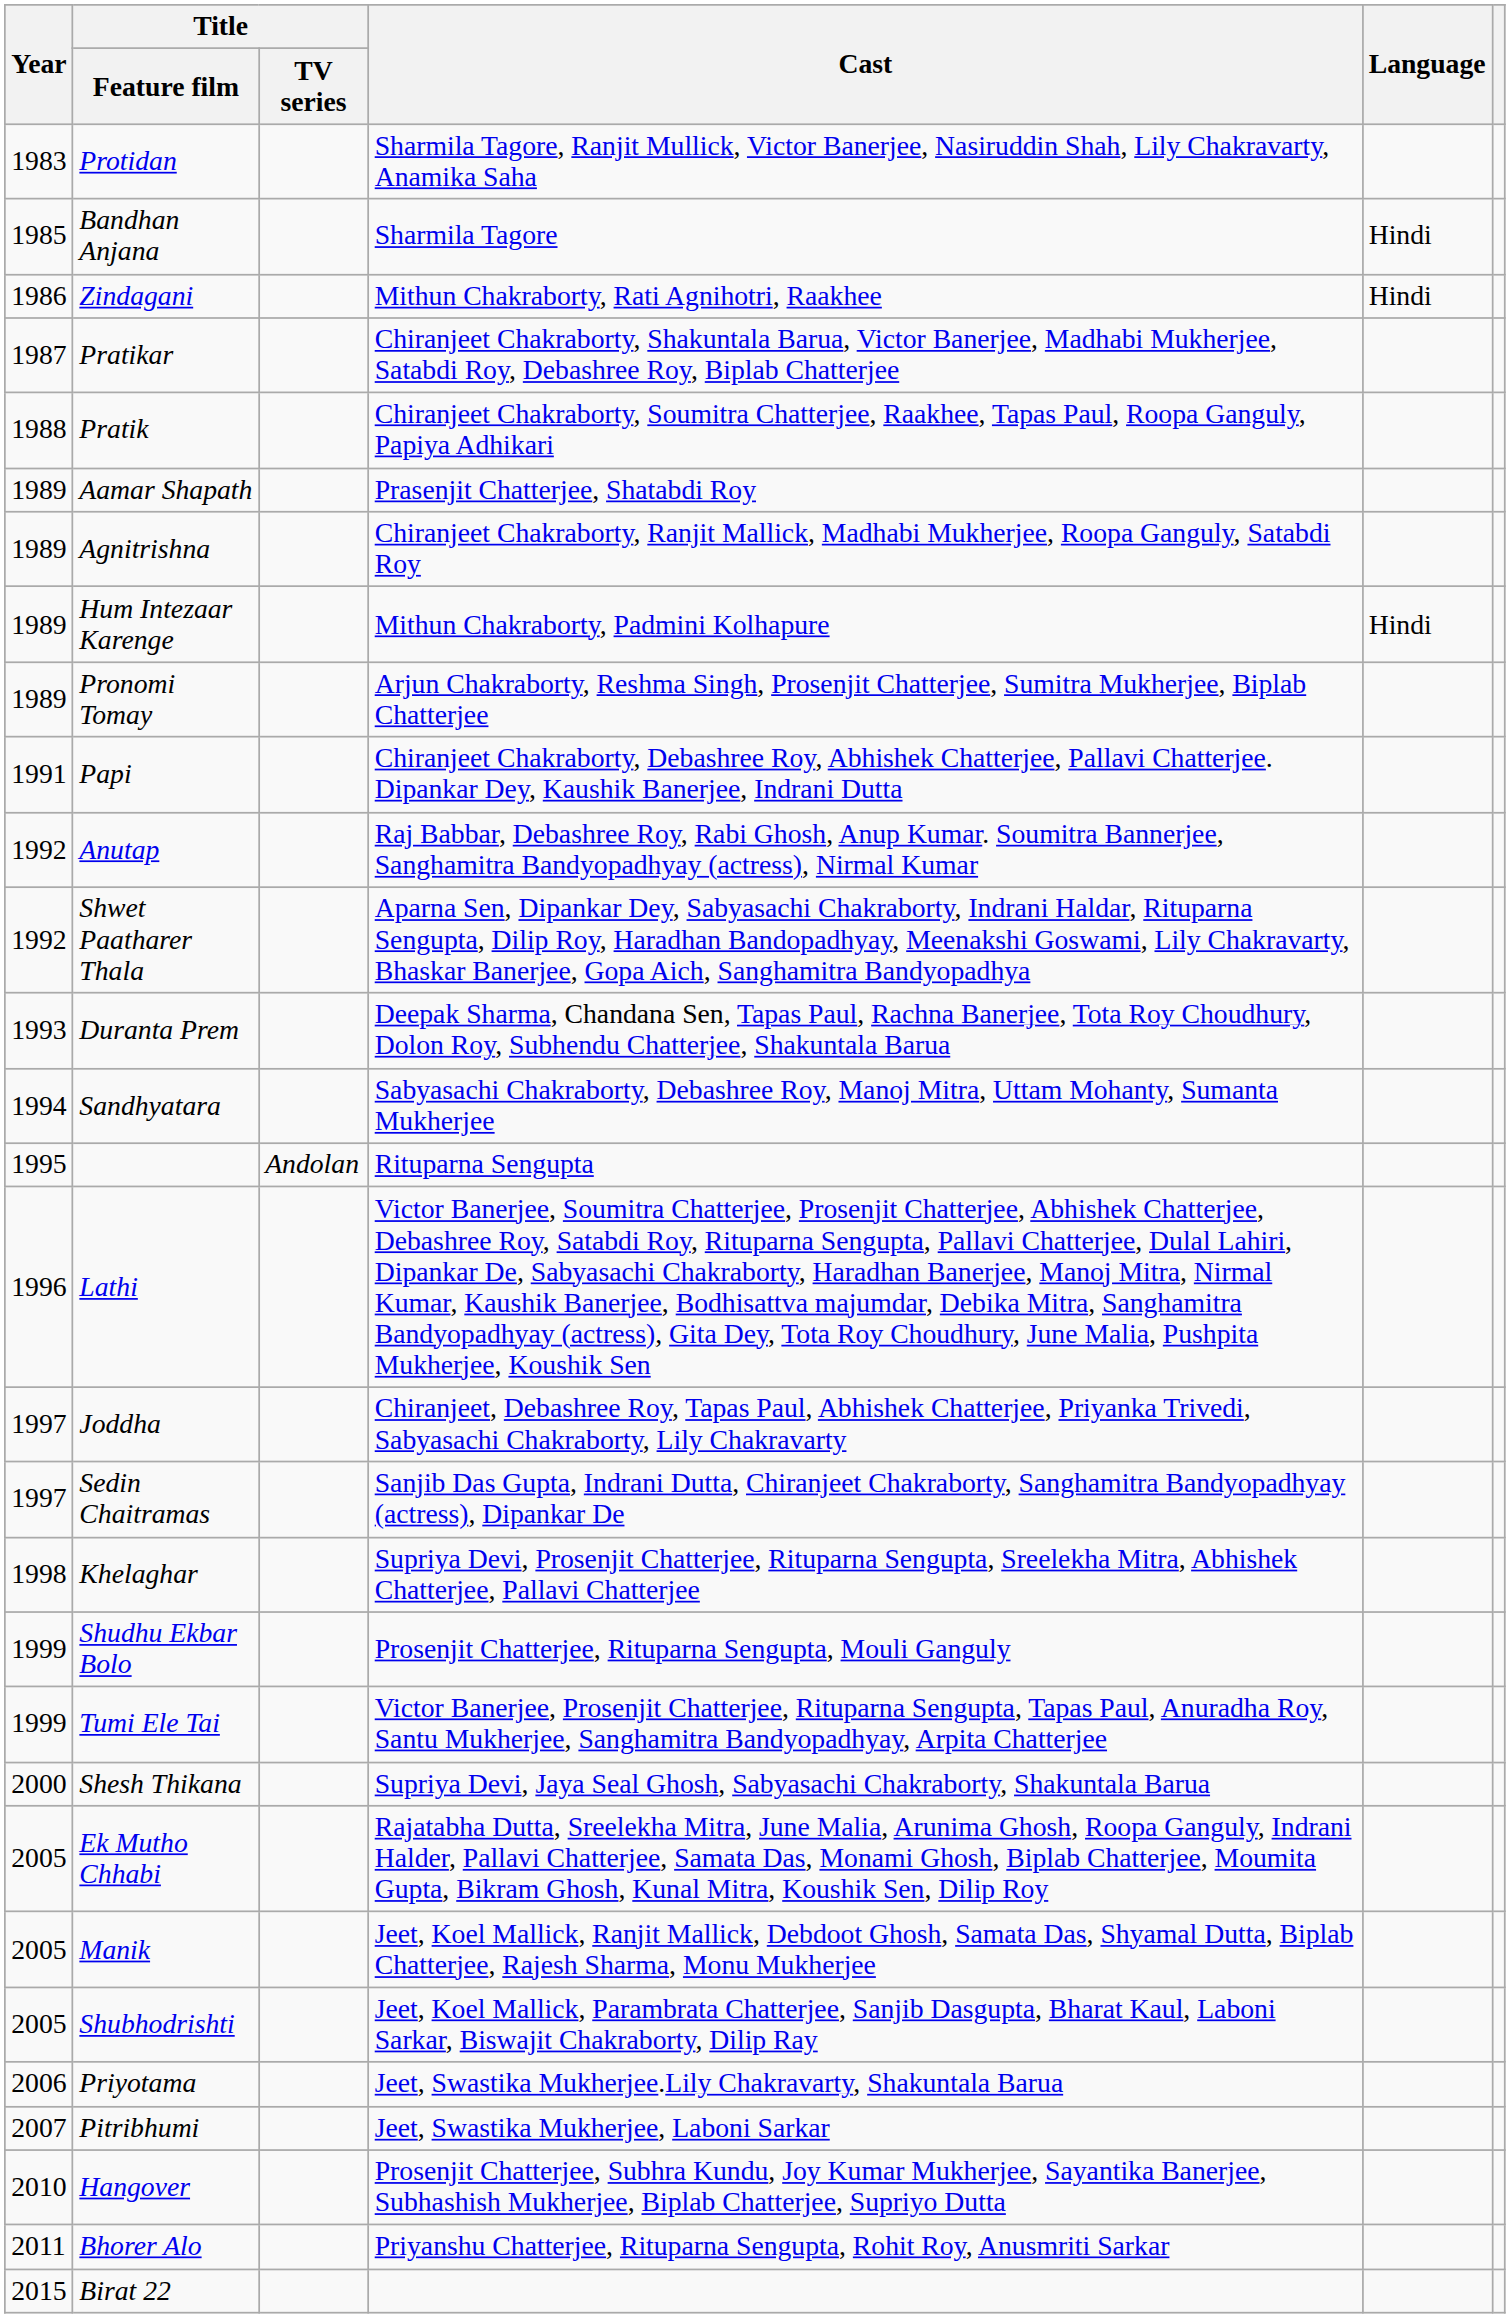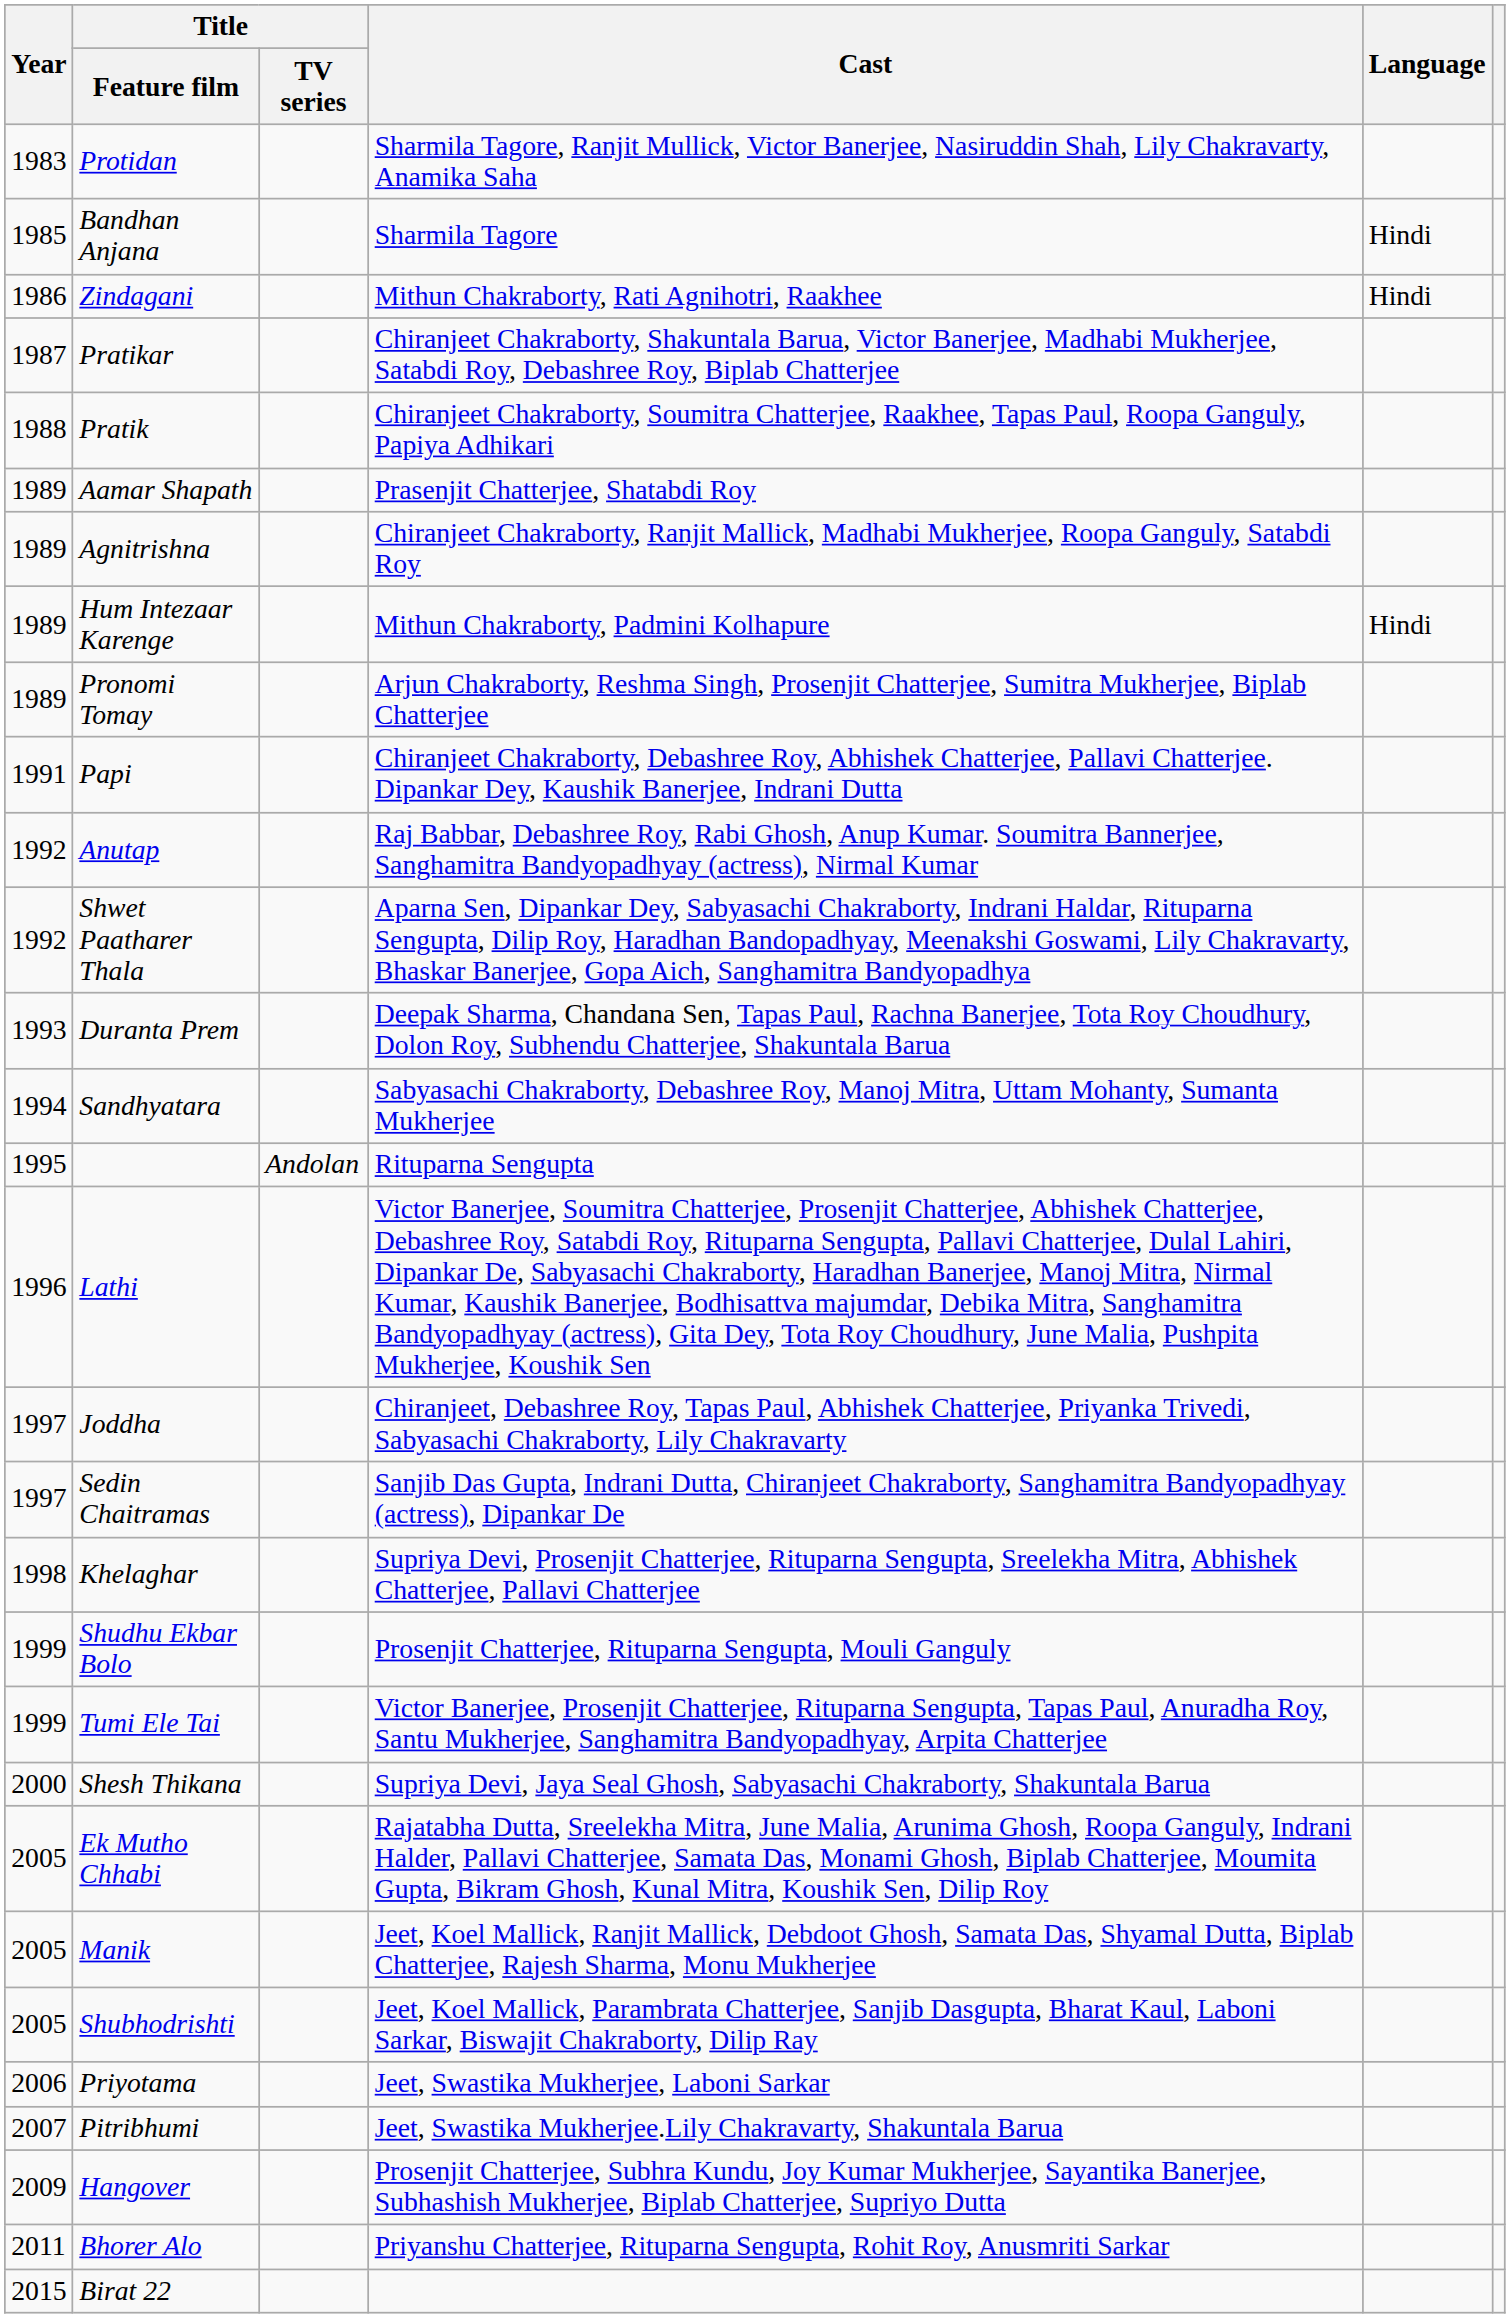(719, 2083) Jeet, Swastika Mukherjee.Lily Chakravarty, Shakuntala Barua -> (602, 2083) Jeet, Swastika Mukherjee, Laboni Sarkar
(602, 2127) Jeet, Swastika Mukherjee, Laboni Sarkar -> (719, 2127) Jeet, Swastika Mukherjee.Lily Chakravarty, Shakuntala Barua
(39, 2187) 2010 -> (39, 2187) 2009
